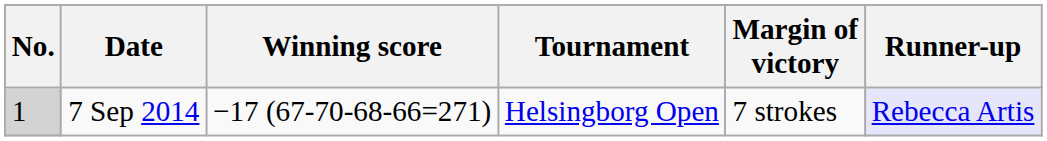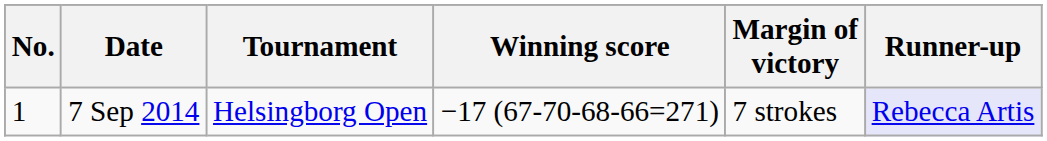columns swapped: (612, 46) <-> (352, 46)
(19, 111) lightgrey background -> (19, 111) no background
